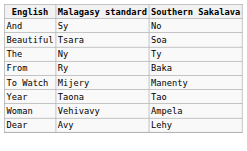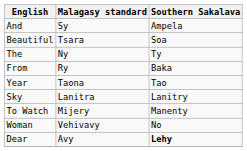(156, 26) No -> (167, 26) Ampela
rows swapped: (27, 82) <-> (17, 97)
+ row: (14, 97)
(167, 111) Ampela -> (156, 125) No
(162, 125) normal -> (162, 139) bold
